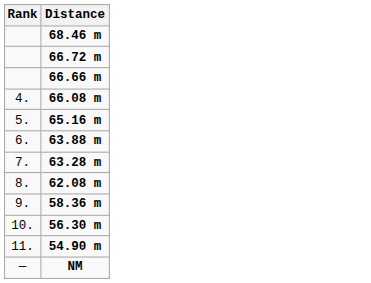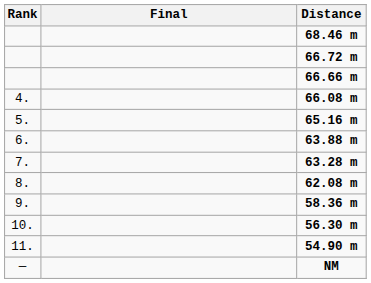+ column: (169, 15)
